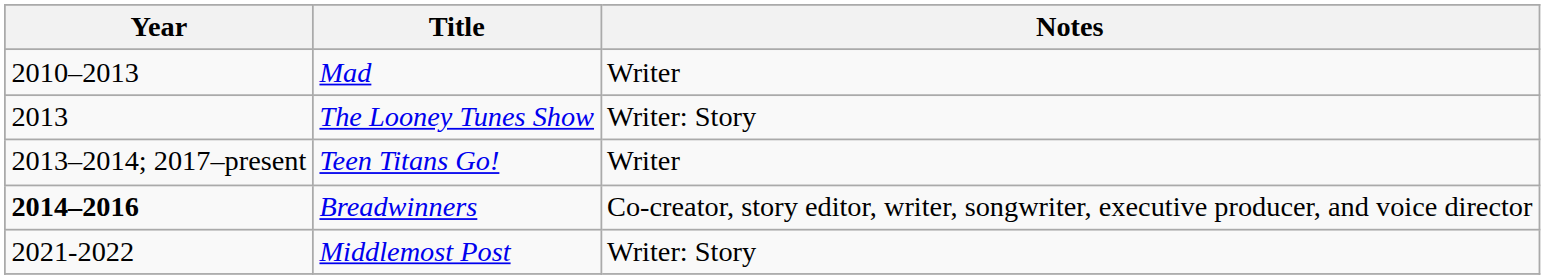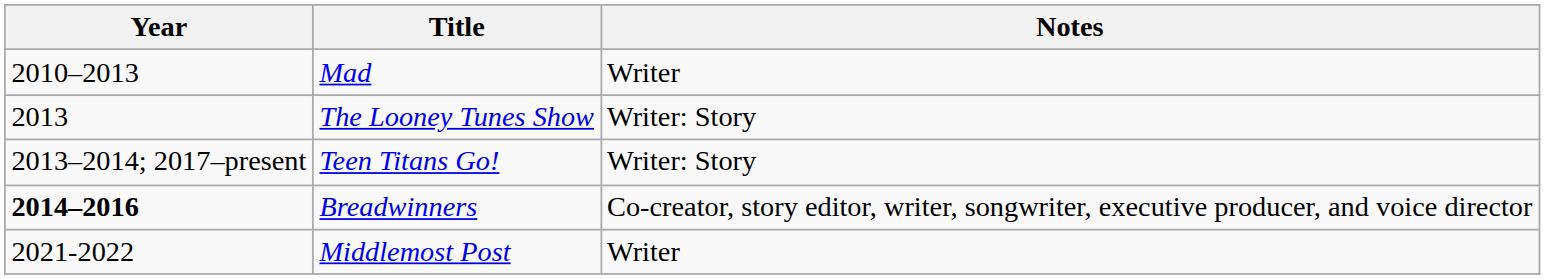(643, 161) Writer -> (682, 161) Writer: Story
(682, 251) Writer: Story -> (643, 251) Writer
